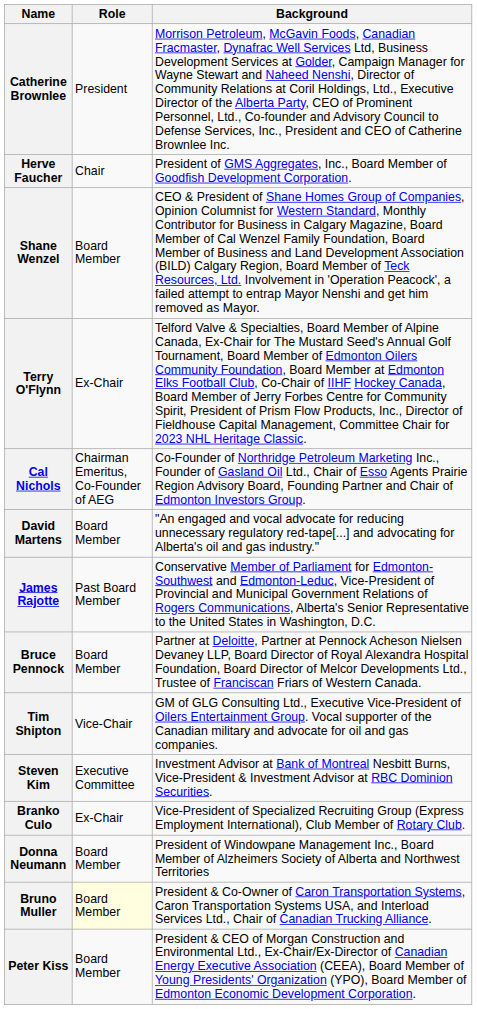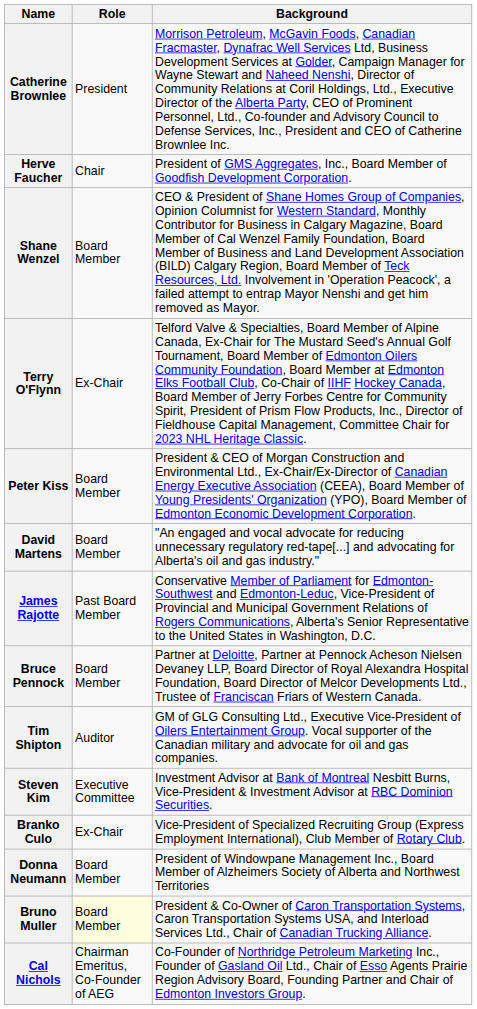rows swapped: (38, 479) <-> (38, 966)
(104, 723) Vice-Chair -> (95, 737) Auditor
